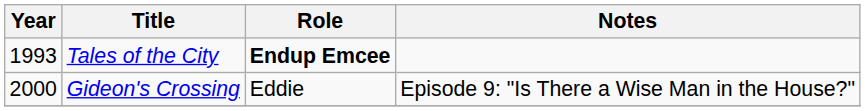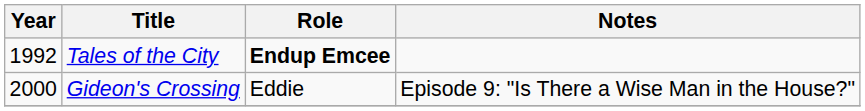(33, 55) 1993 -> (33, 55) 1992
